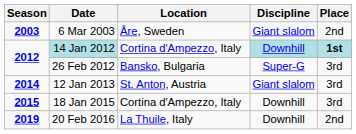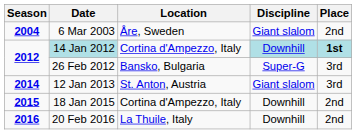(27, 31) 2003 -> (27, 31) 2004
(334, 102) 3rd -> (334, 102) 2nd
(27, 119) 2019 -> (27, 119) 2016
